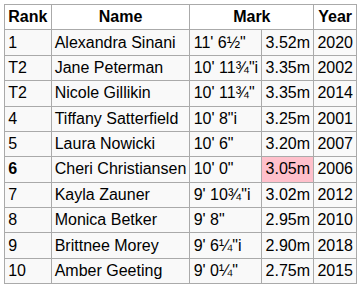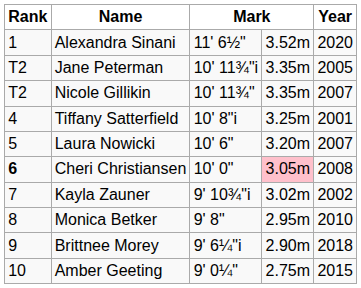(335, 67) 2002 -> (335, 67) 2005
(335, 93) 2014 -> (335, 93) 2007
(335, 169) 2006 -> (335, 169) 2008
(335, 194) 2012 -> (335, 194) 2002
